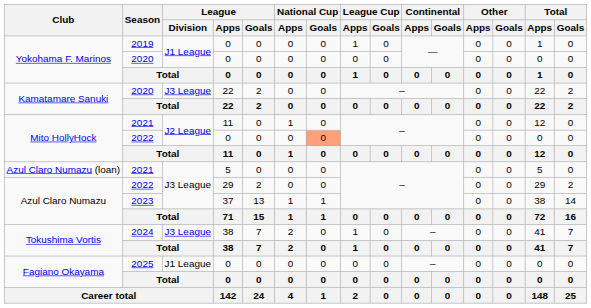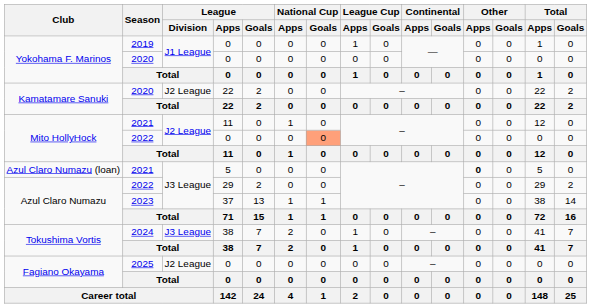(188, 91) J3 League -> (188, 91) J2 League
(478, 169) normal -> (478, 169) bold
(188, 264) J1 League -> (188, 264) J2 League
